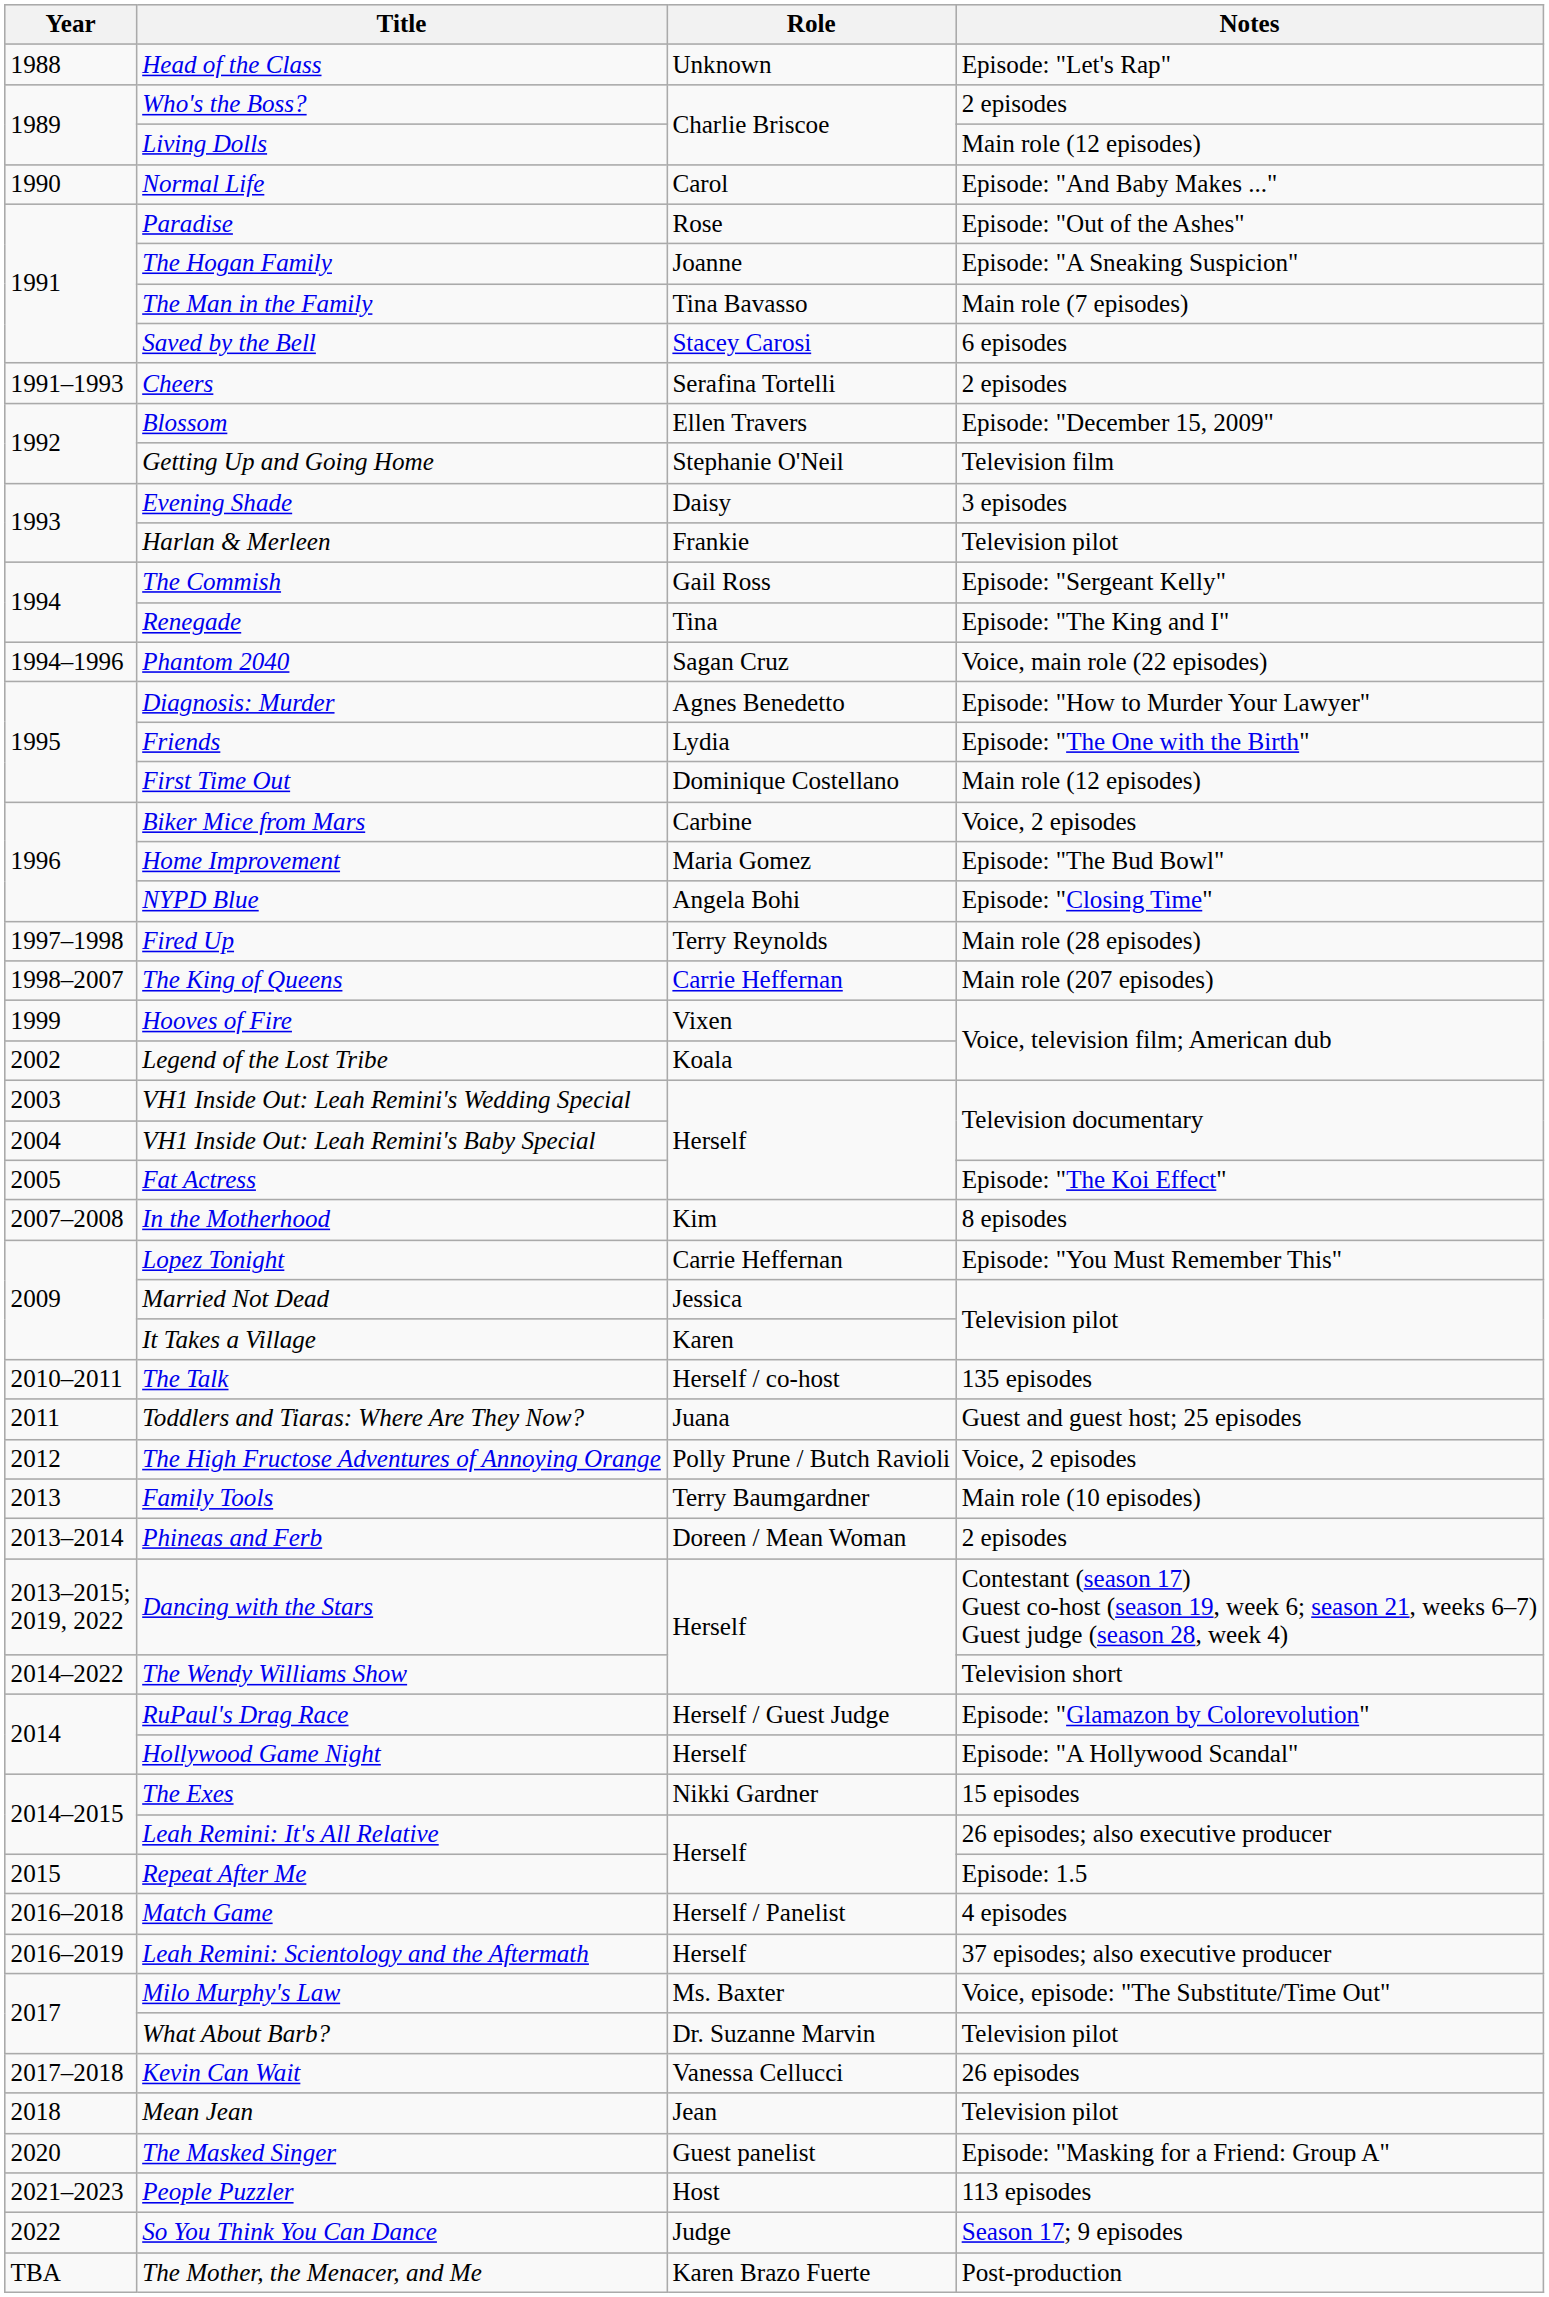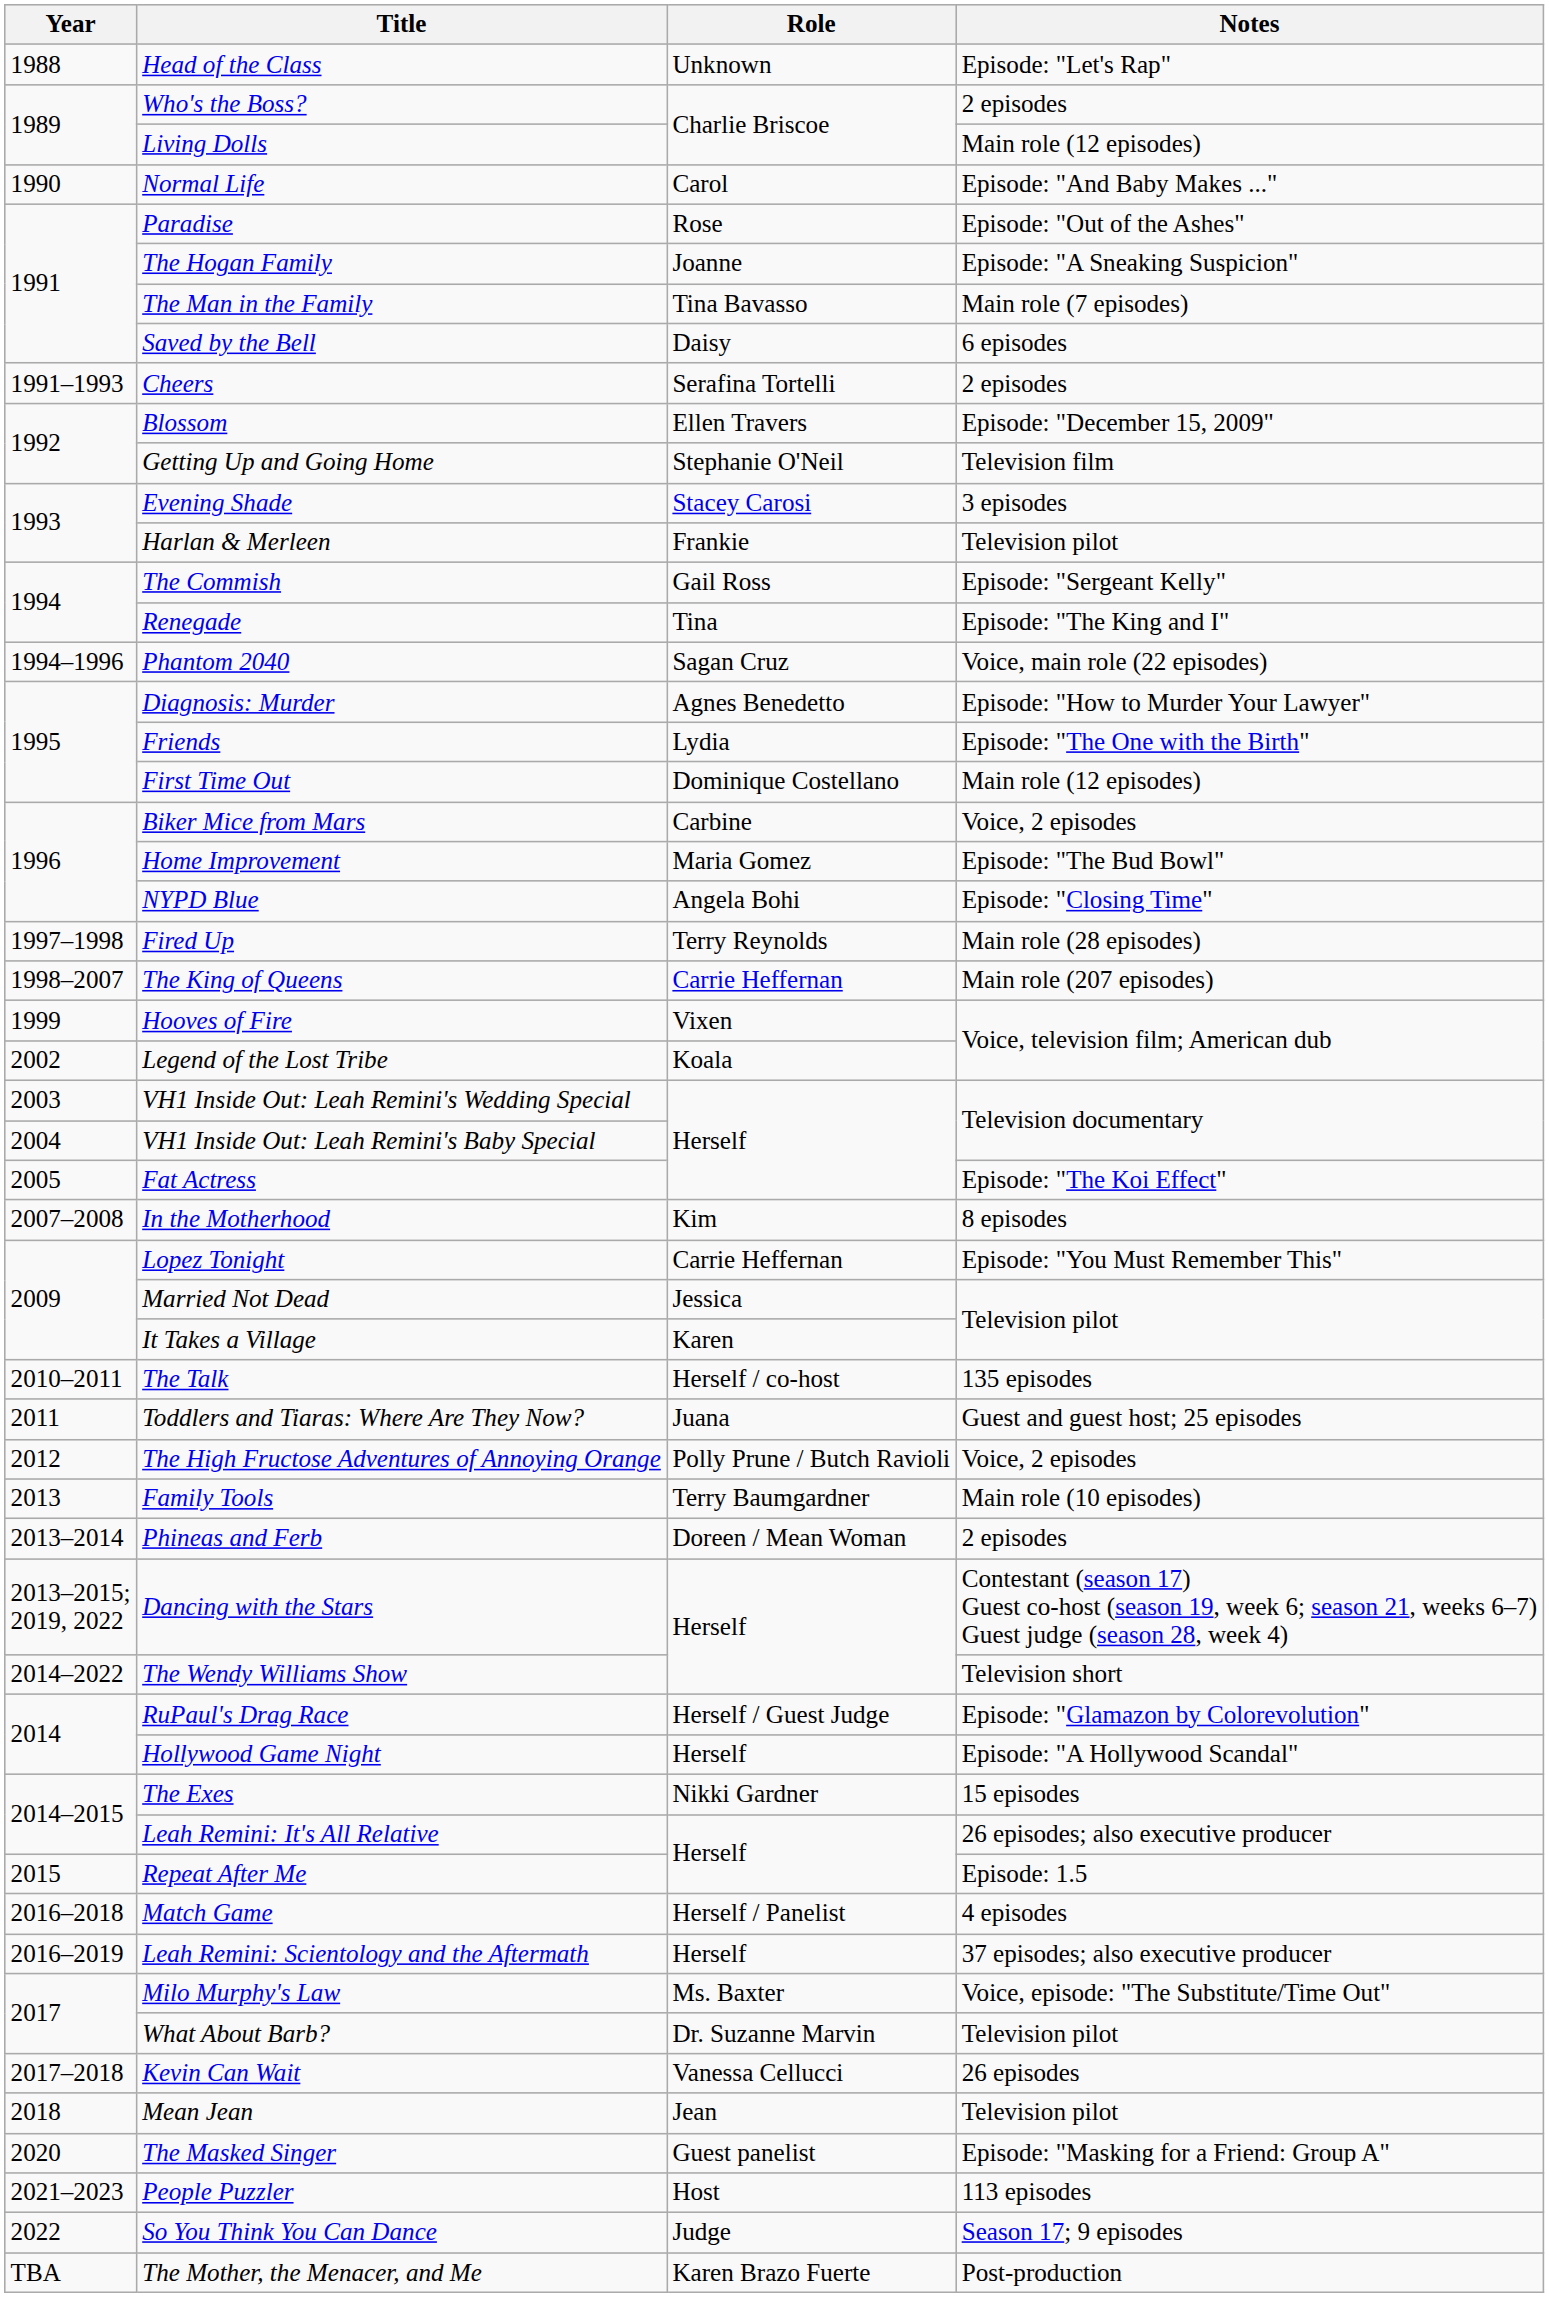(742, 343) Stacey Carosi -> (702, 343) Daisy
(702, 502) Daisy -> (742, 502) Stacey Carosi
